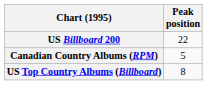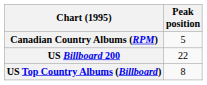rows swapped: (84, 55) <-> (84, 39)
